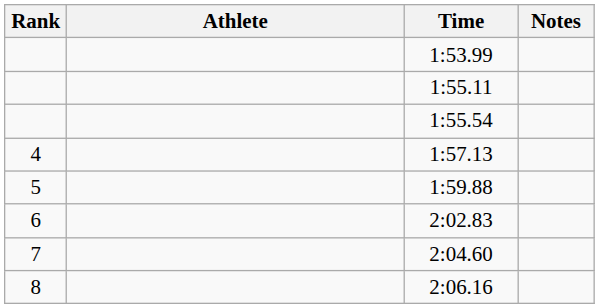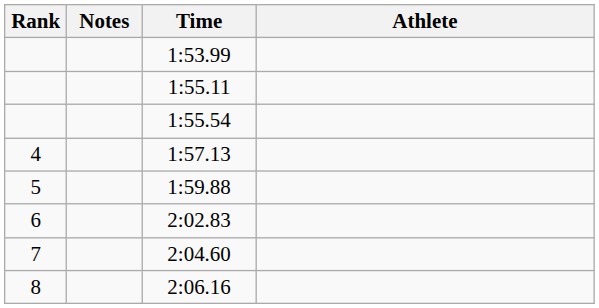columns swapped: (235, 21) <-> (556, 21)
